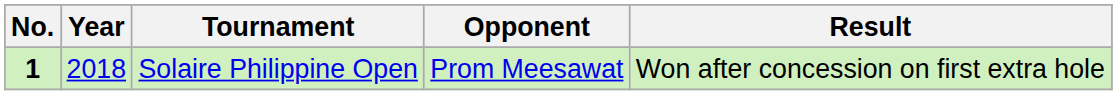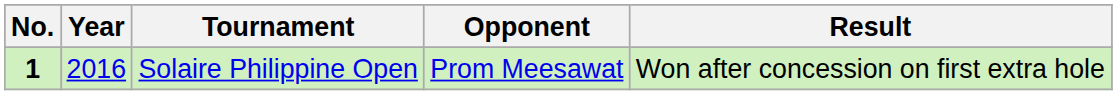(96, 69) 2018 -> (96, 69) 2016
